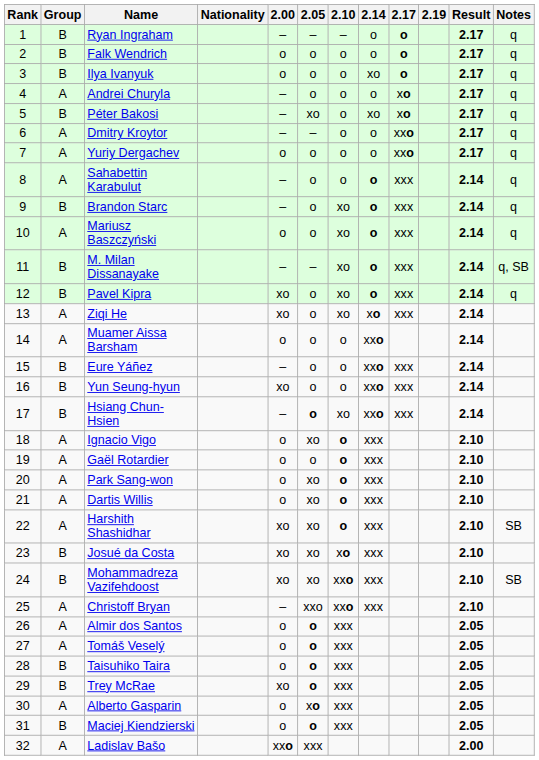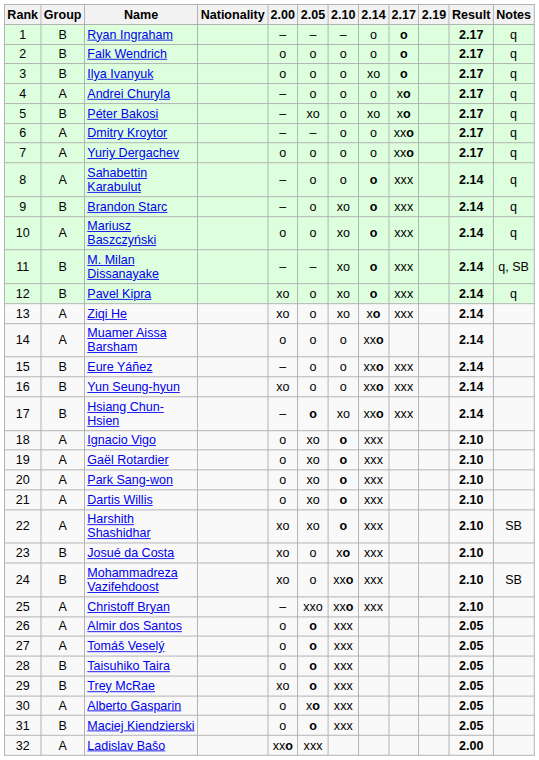(313, 460) o -> (313, 460) xo
(313, 553) xo -> (313, 553) o
(313, 580) xo -> (313, 580) o
